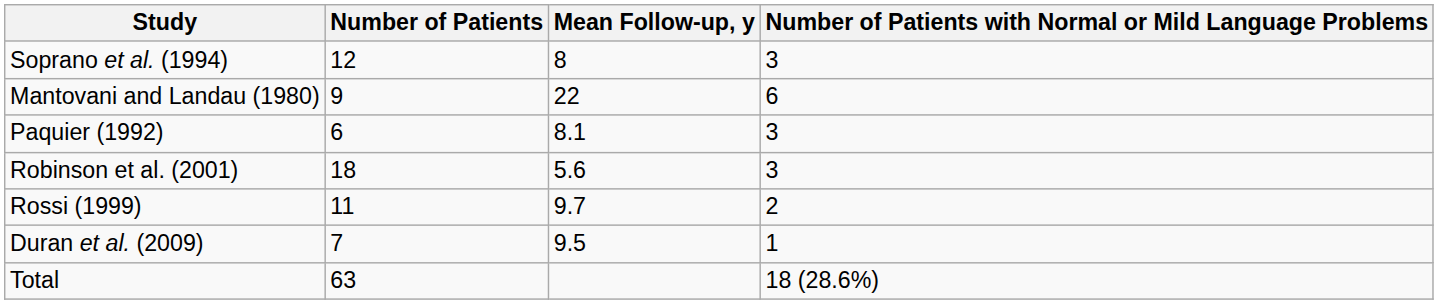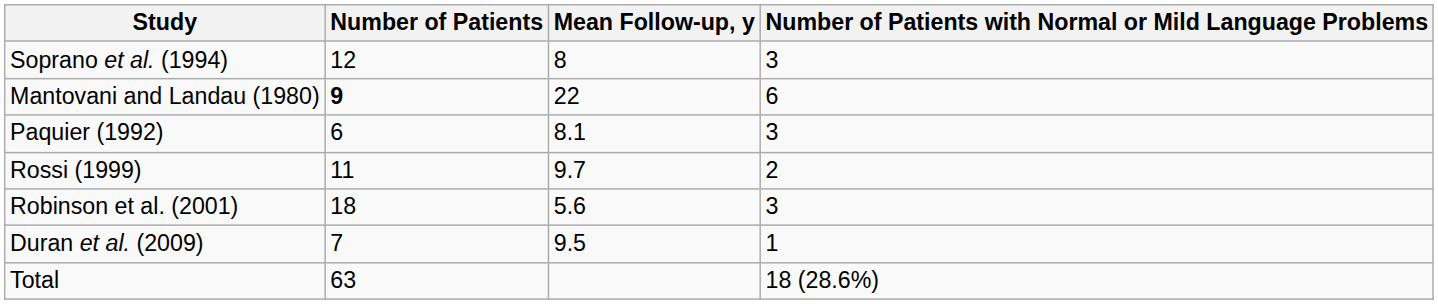(337, 96) normal -> (337, 96) bold
rows swapped: (76, 206) <-> (124, 170)
